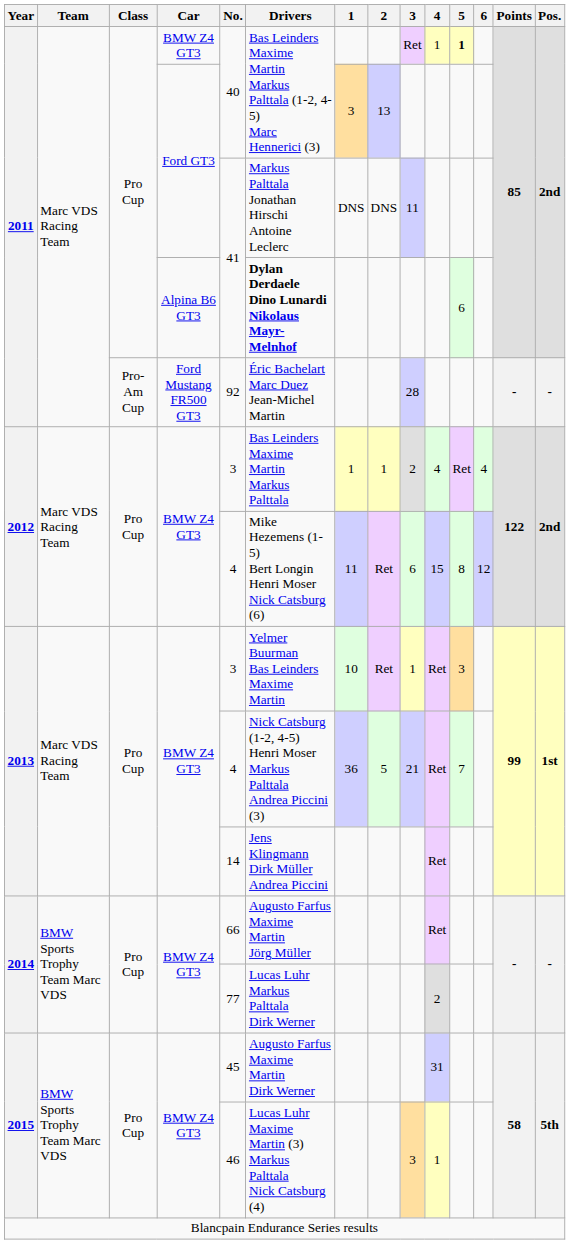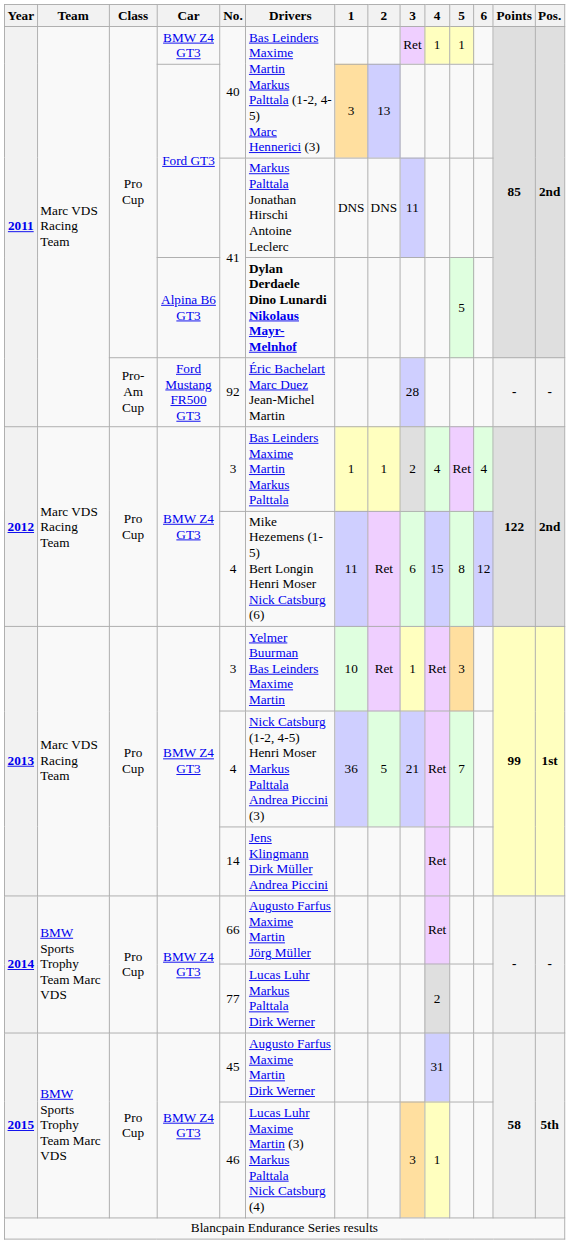(462, 45) bold -> (462, 45) normal
(462, 308) 6 -> (462, 308) 5
